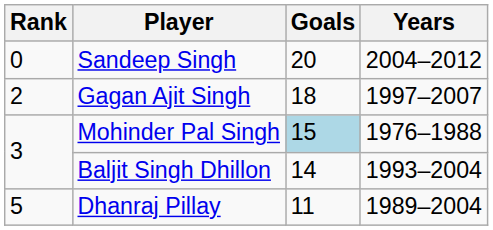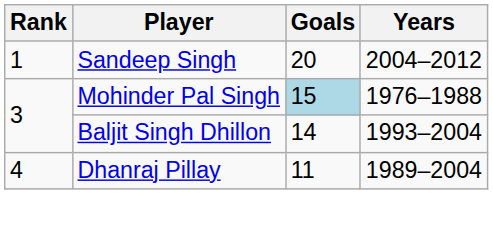(17, 59) 0 -> (17, 59) 1
- row: (164, 96)
(17, 206) 5 -> (17, 170) 4
